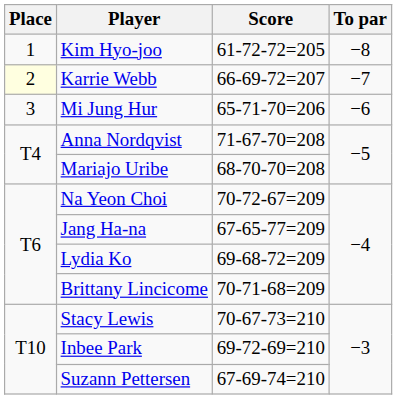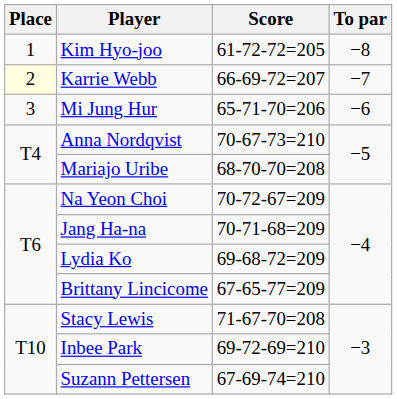(271, 139) 71-67-70=208 -> (271, 139) 70-67-73=210
(271, 229) 67-65-77=209 -> (271, 229) 70-71-68=209
(271, 288) 70-71-68=209 -> (271, 288) 67-65-77=209
(271, 318) 70-67-73=210 -> (271, 318) 71-67-70=208
